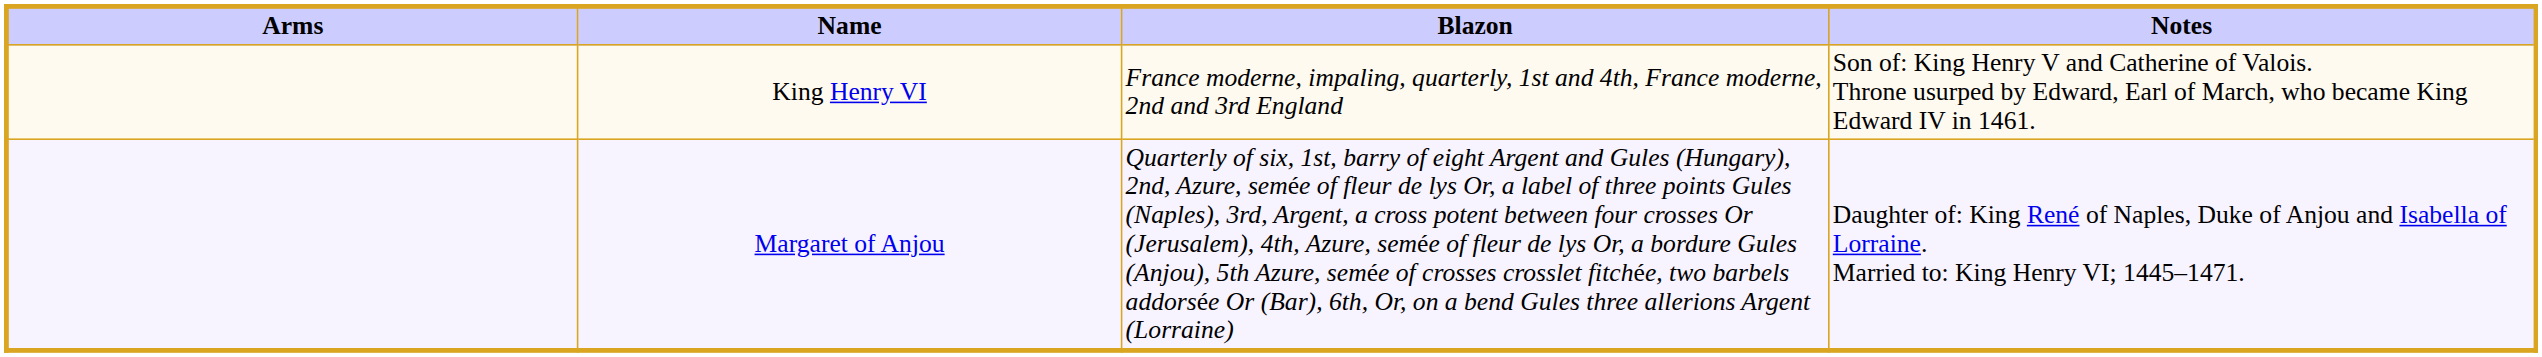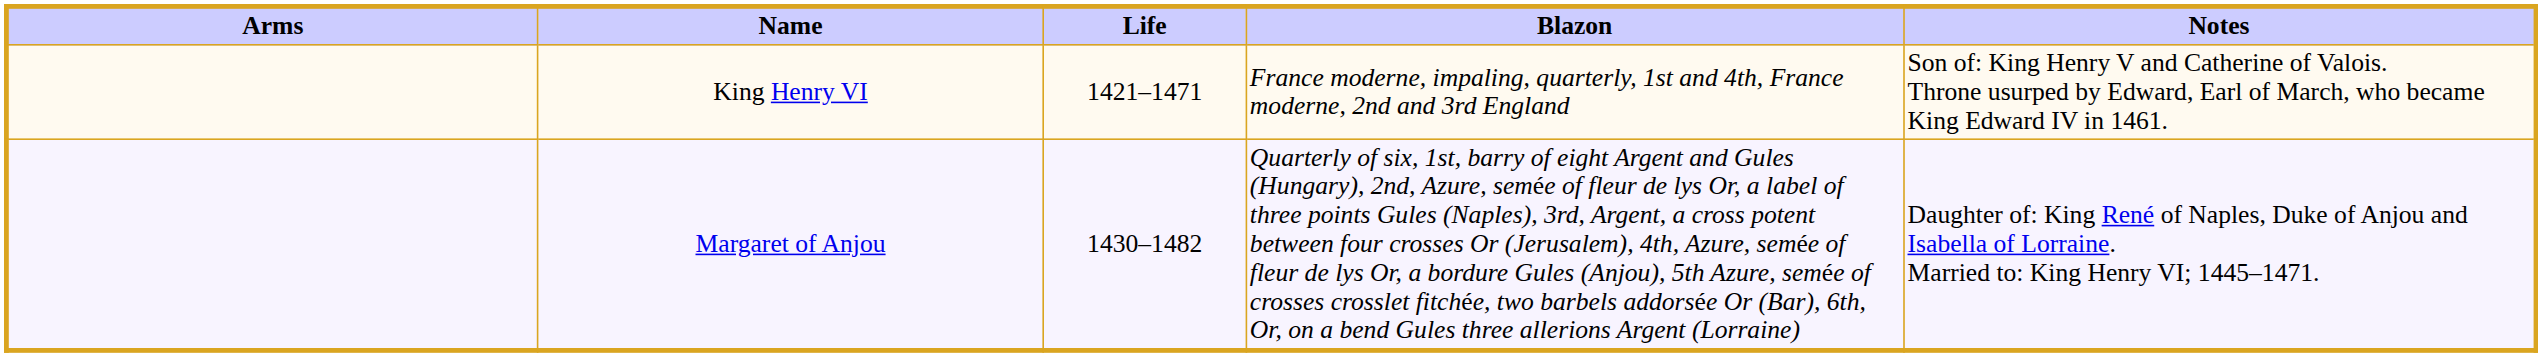+ column: (1145, 26)
